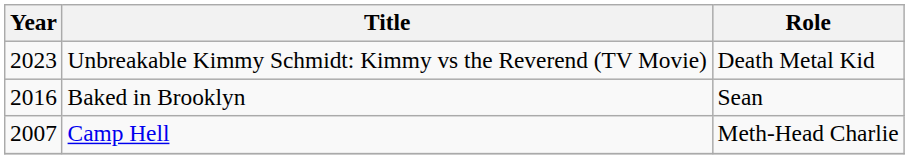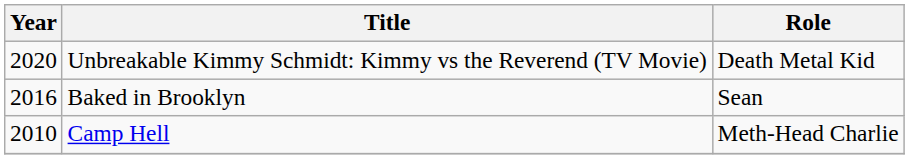(33, 60) 2023 -> (33, 60) 2020
(33, 134) 2007 -> (33, 134) 2010
